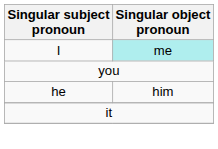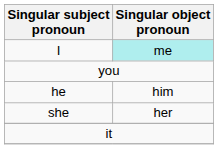+ row: (58, 112)
